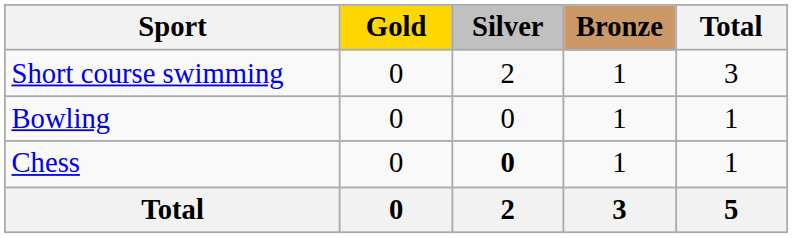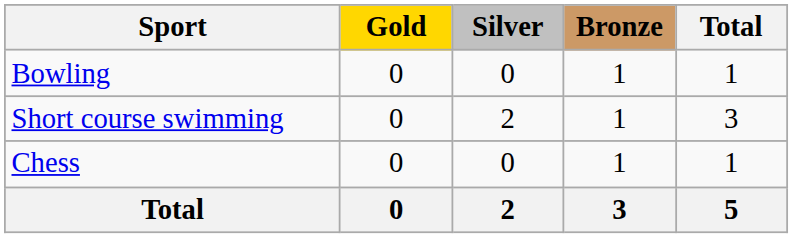rows swapped: (148, 72) <-> (61, 118)
(508, 163) bold -> (508, 163) normal
